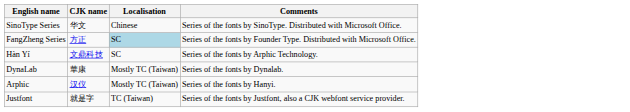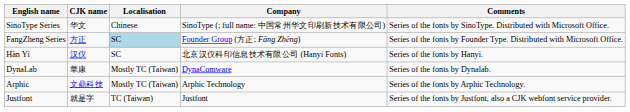+ column: (284, 11)
(86, 54) 文鼎科技 -> (78, 54) 汉仪
(250, 54) Series of the fonts by Arphic Technology. -> (436, 54) Series of the fonts by Hanyi.
(78, 84) 汉仪 -> (86, 84) 文鼎科技
(229, 84) Series of the fonts by Hanyi. -> (457, 84) Series of the fonts by Arphic Technology.
